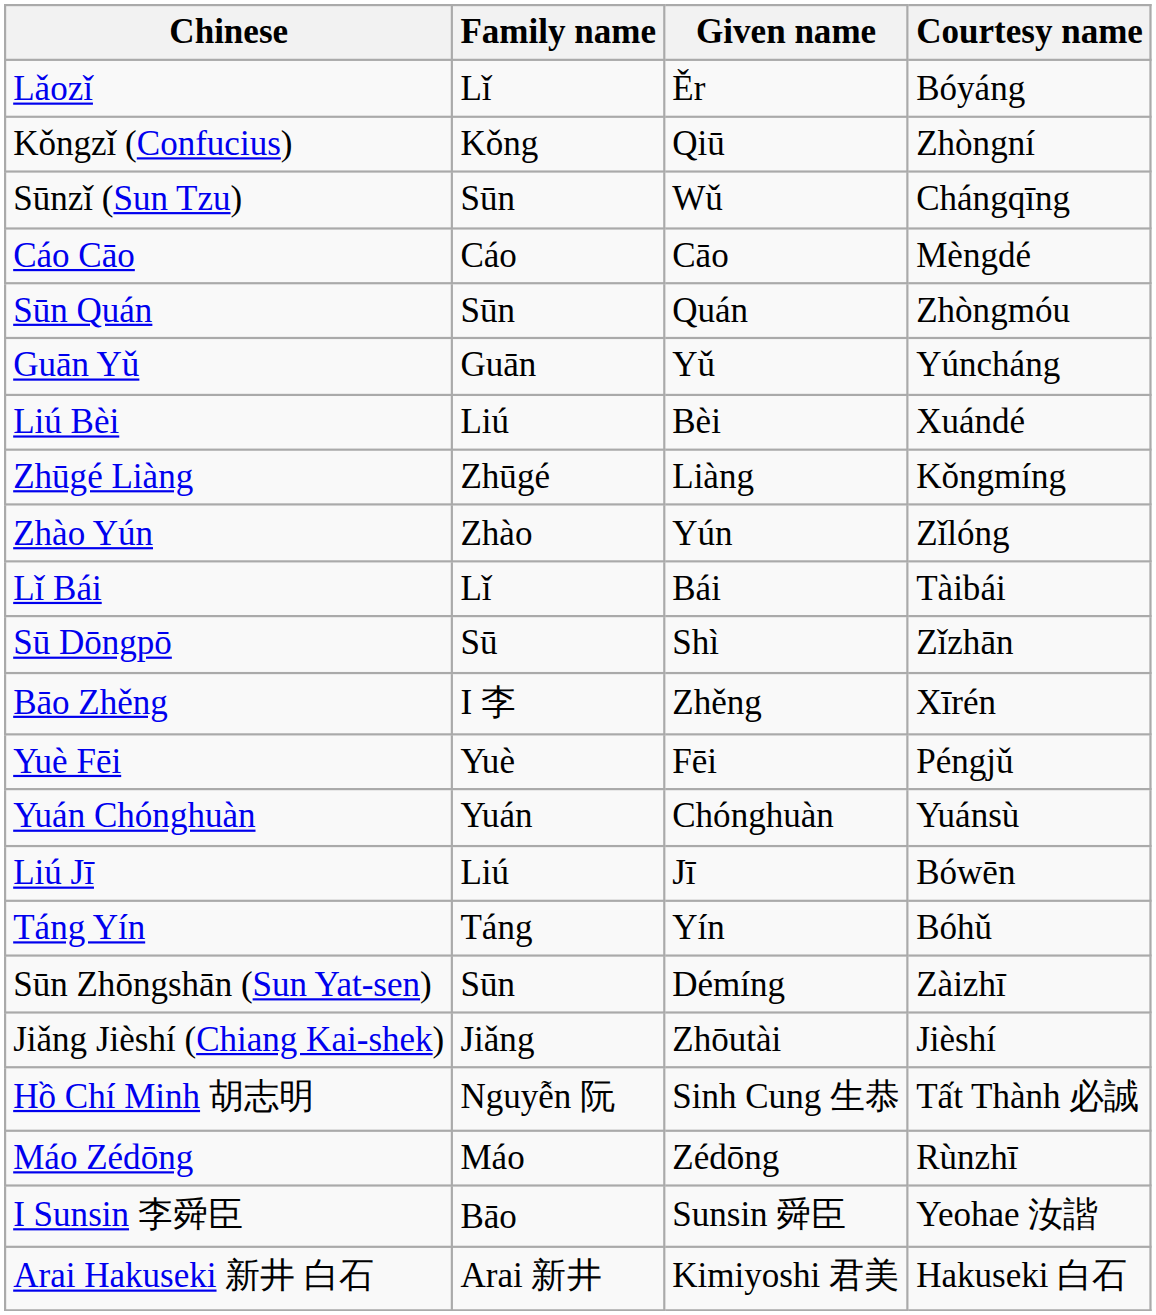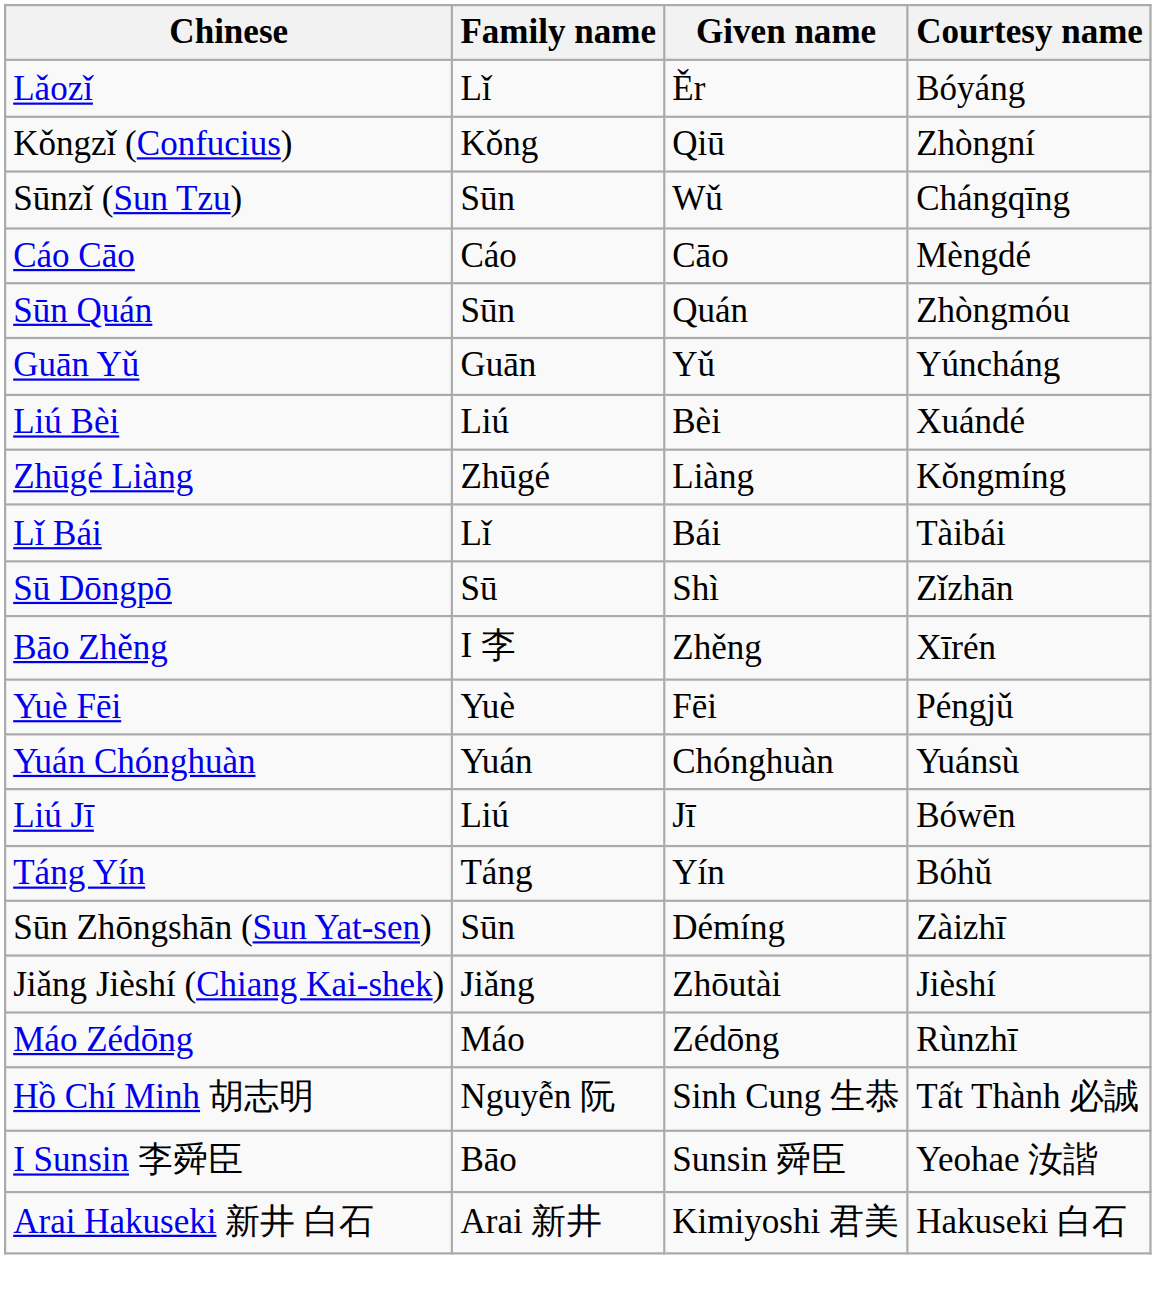- row: (83, 532)
rows swapped: (103, 1156) <-> (181, 1096)
